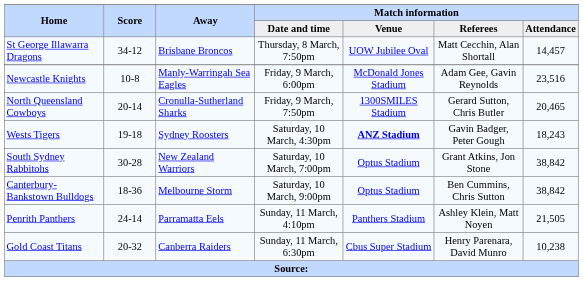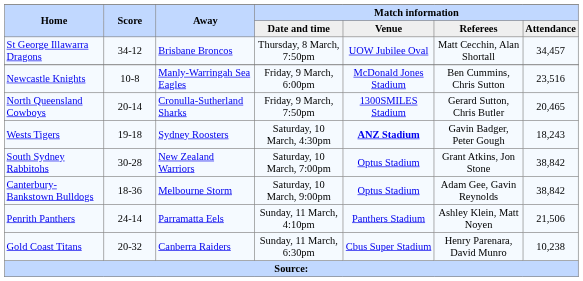(551, 50) 14,457 -> (551, 50) 34,457
(479, 78) Adam Gee, Gavin Reynolds -> (479, 78) Ben Cummins, Chris Sutton
(479, 190) Ben Cummins, Chris Sutton -> (479, 190) Adam Gee, Gavin Reynolds
(551, 218) 21,505 -> (551, 218) 21,506
